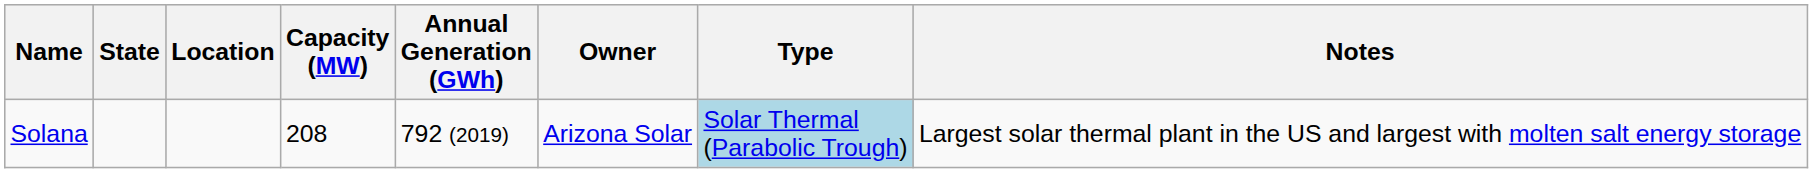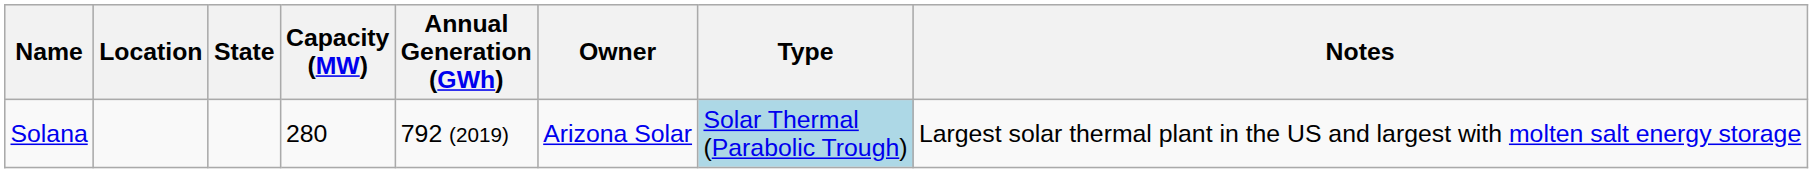columns swapped: (129, 52) <-> (223, 52)
(307, 133) 208 -> (307, 133) 280
